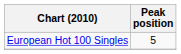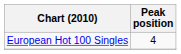(153, 40) 5 -> (153, 40) 4
